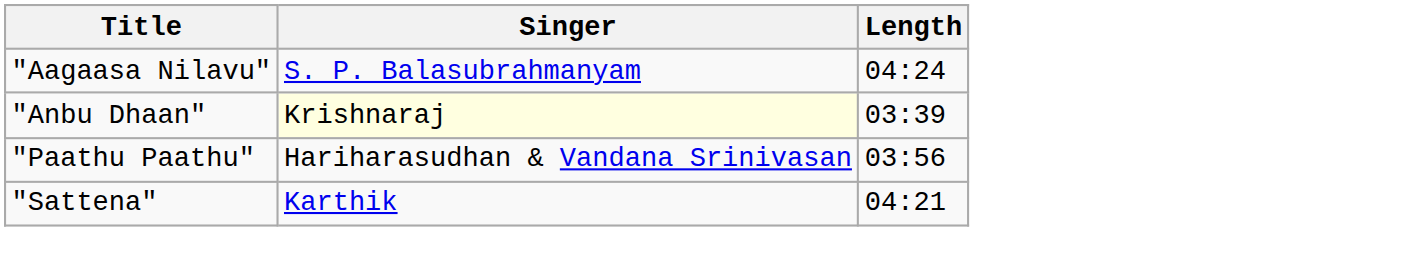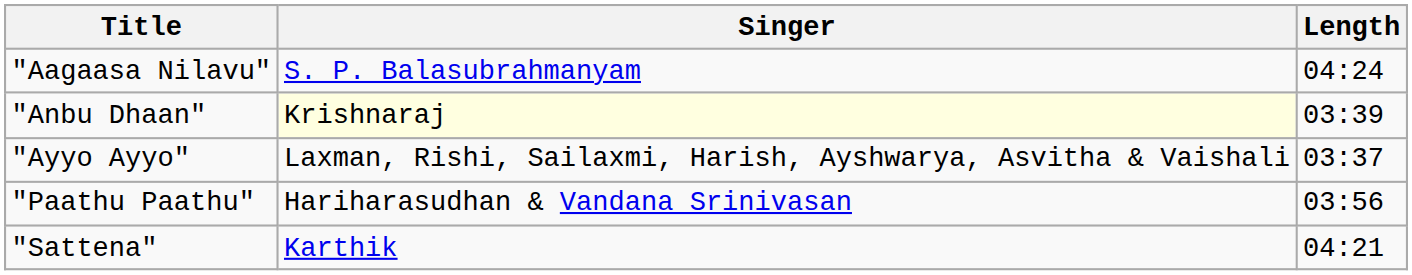+ row: (101, 159)
